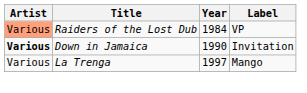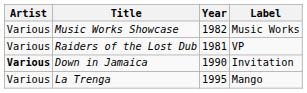+ row: (117, 30)
(28, 30) lightsalmon background -> (28, 46) no background
(214, 30) 1984 -> (214, 46) 1981
(214, 63) 1997 -> (214, 80) 1995
